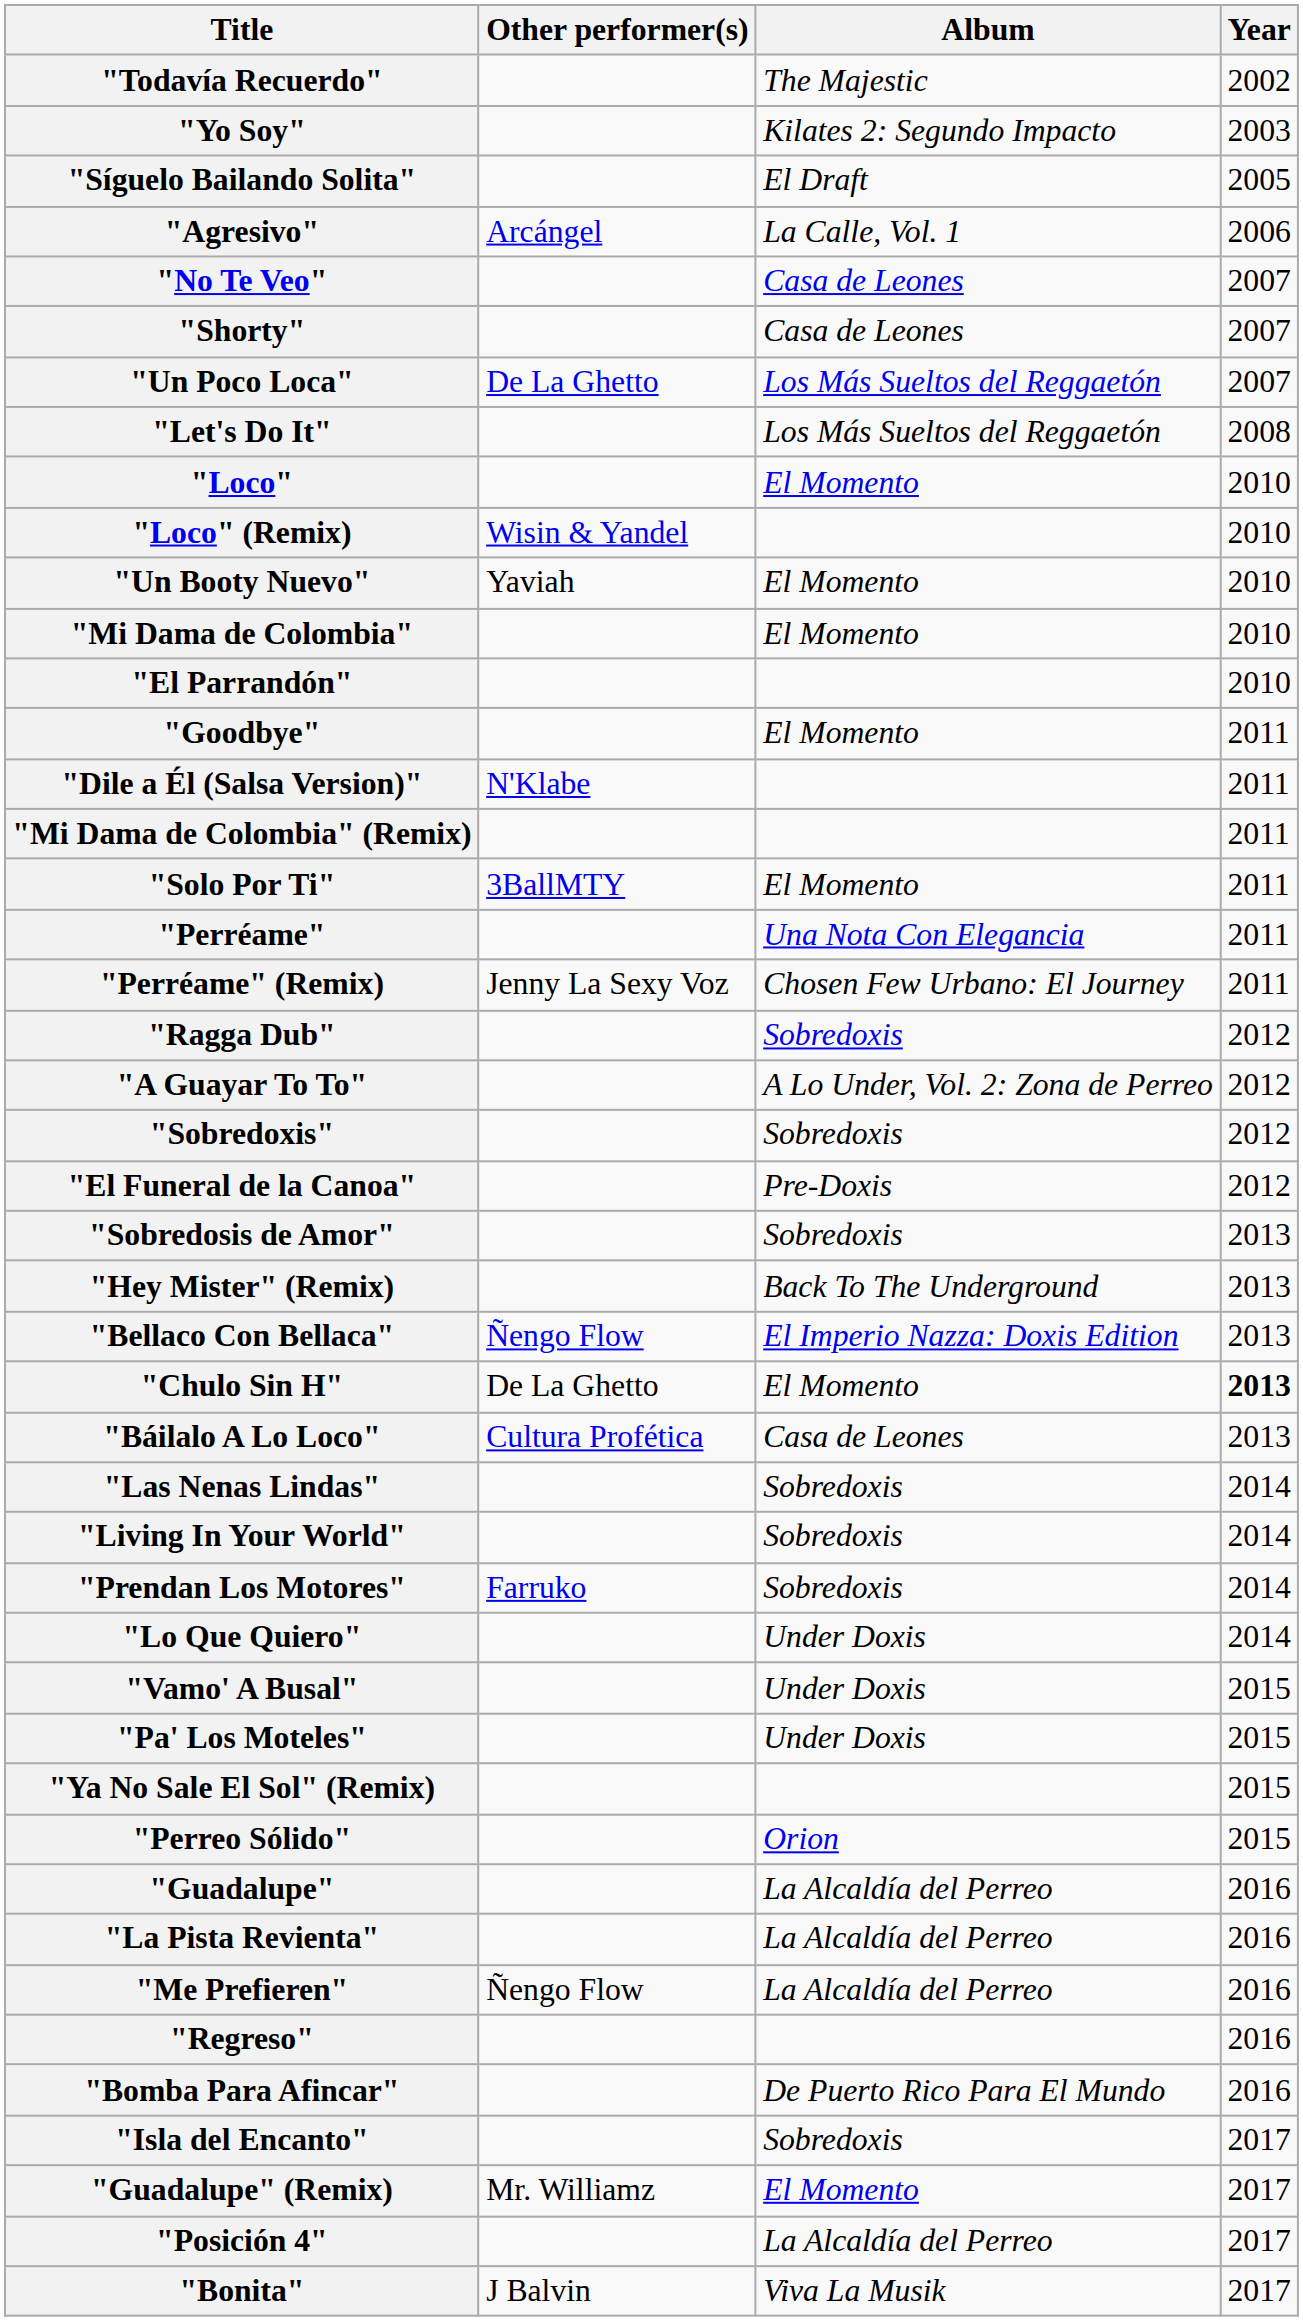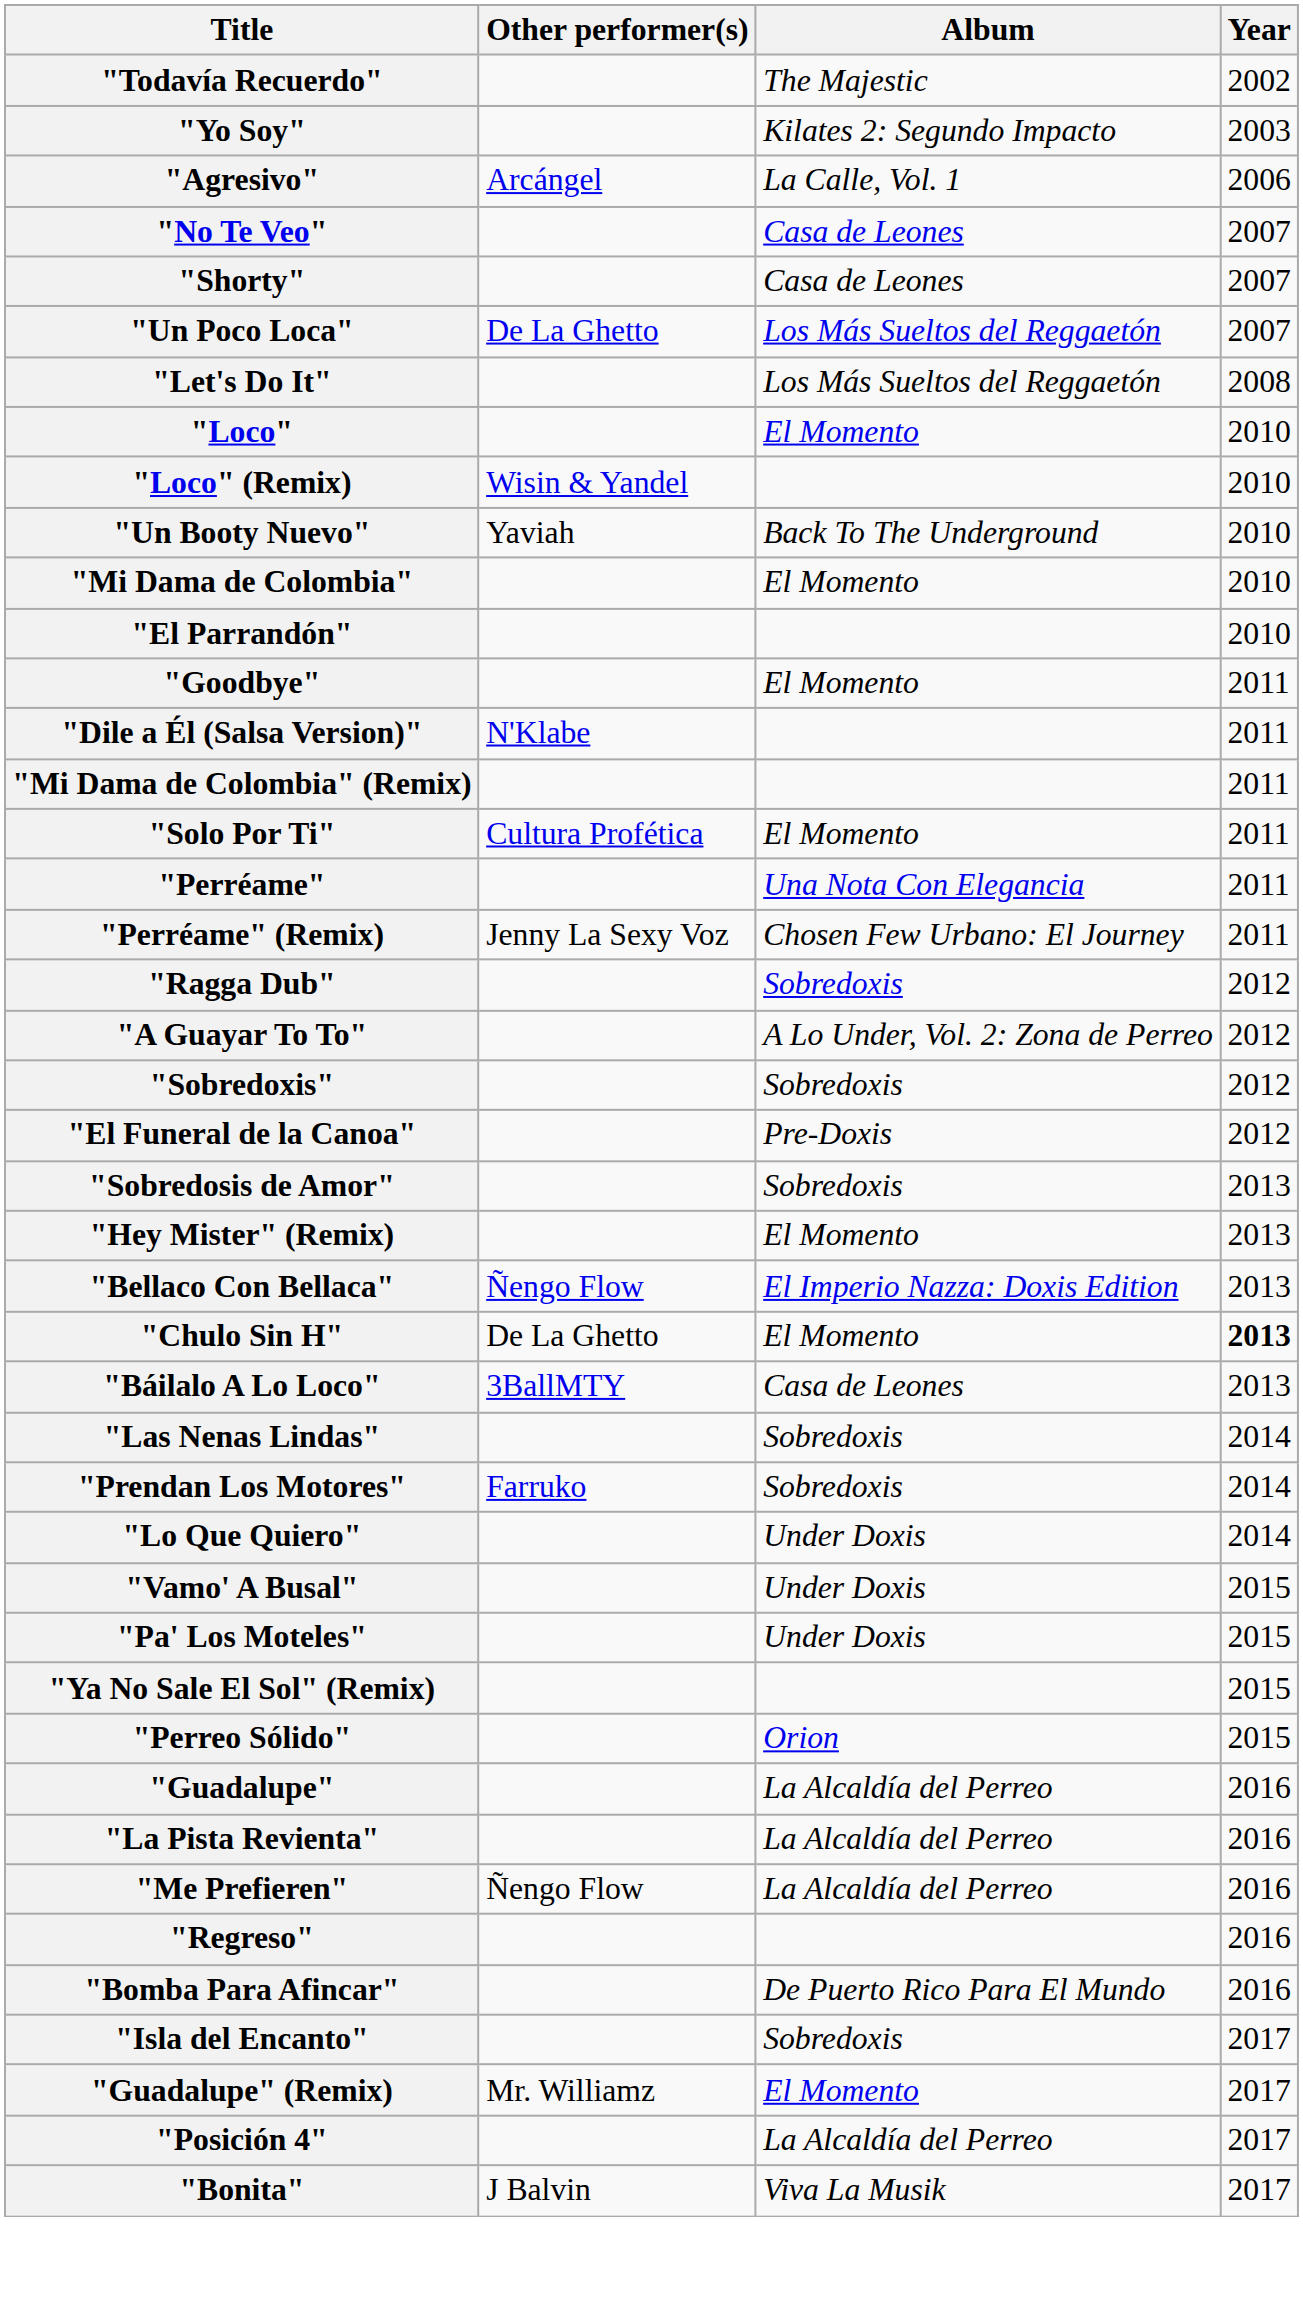- row: (242, 180)
(841, 582) El Momento -> (931, 532) Back To The Underground
(556, 883) 3BallMTY -> (595, 833) Cultura Profética
(931, 1285) Back To The Underground -> (841, 1235) El Momento
(595, 1436) Cultura Profética -> (556, 1386) 3BallMTY
- row: (242, 1536)
